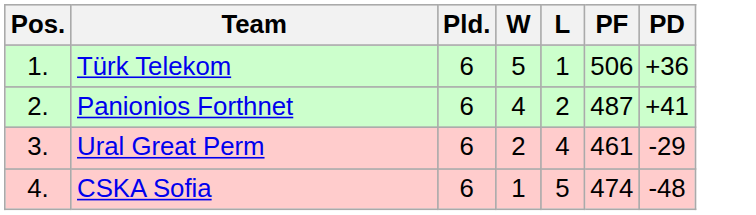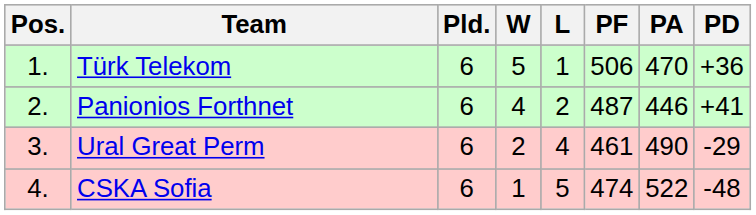+ column: (667, 24)
